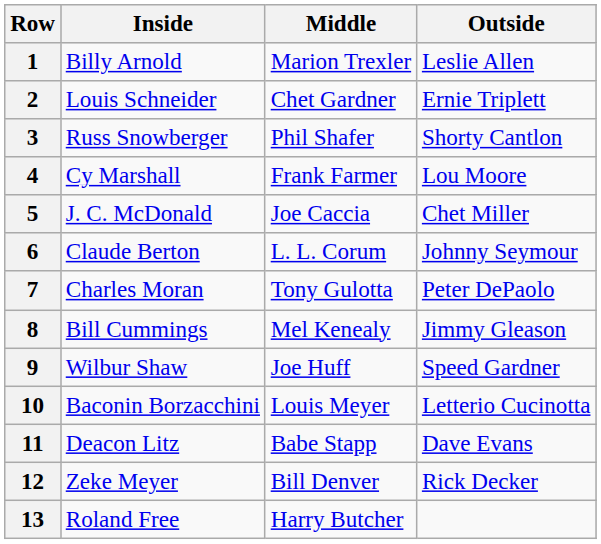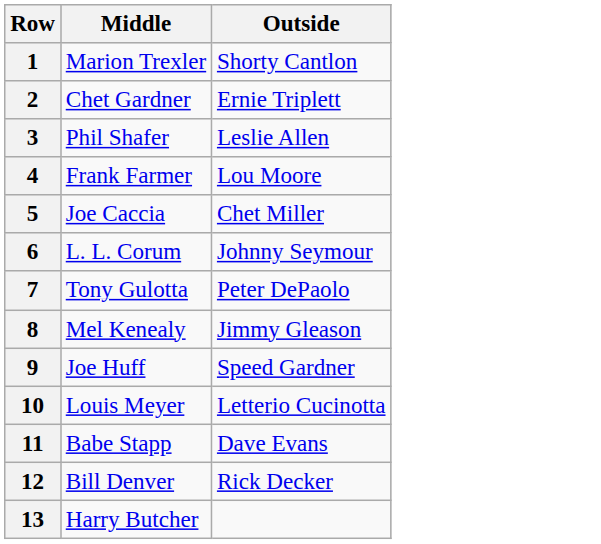- column: (163, 23)
(478, 61) Leslie Allen -> (287, 61) Shorty Cantlon
(492, 138) Shorty Cantlon -> (273, 138) Leslie Allen
